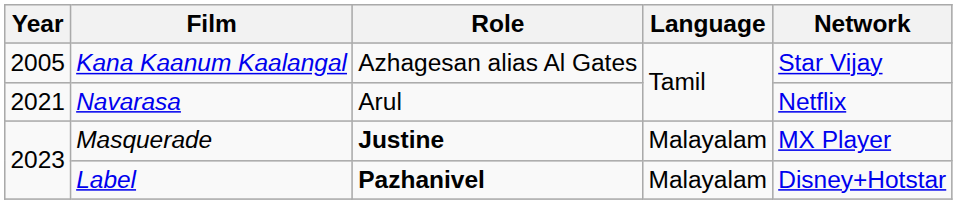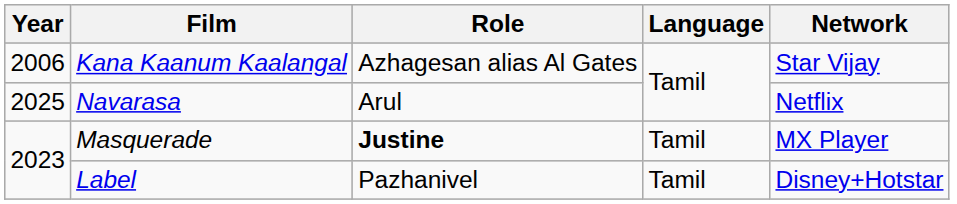(38, 62) 2005 -> (38, 62) 2006
(38, 101) 2021 -> (38, 101) 2025
(708, 140) Malayalam -> (677, 140) Tamil
(422, 179) bold -> (418, 179) normal
(708, 179) Malayalam -> (677, 179) Tamil
